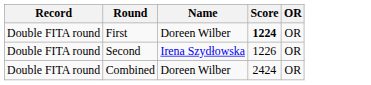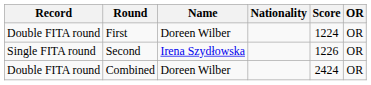+ column: (279, 13)
(264, 32) bold -> (326, 32) normal
(54, 51) Double FITA round -> (51, 51) Single FITA round
